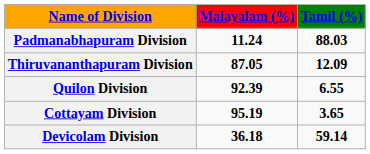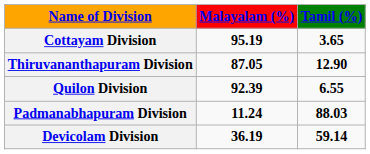rows swapped: (100, 40) <-> (100, 112)
(332, 64) 12.09 -> (332, 64) 12.90
(247, 136) 36.18 -> (247, 136) 36.19
